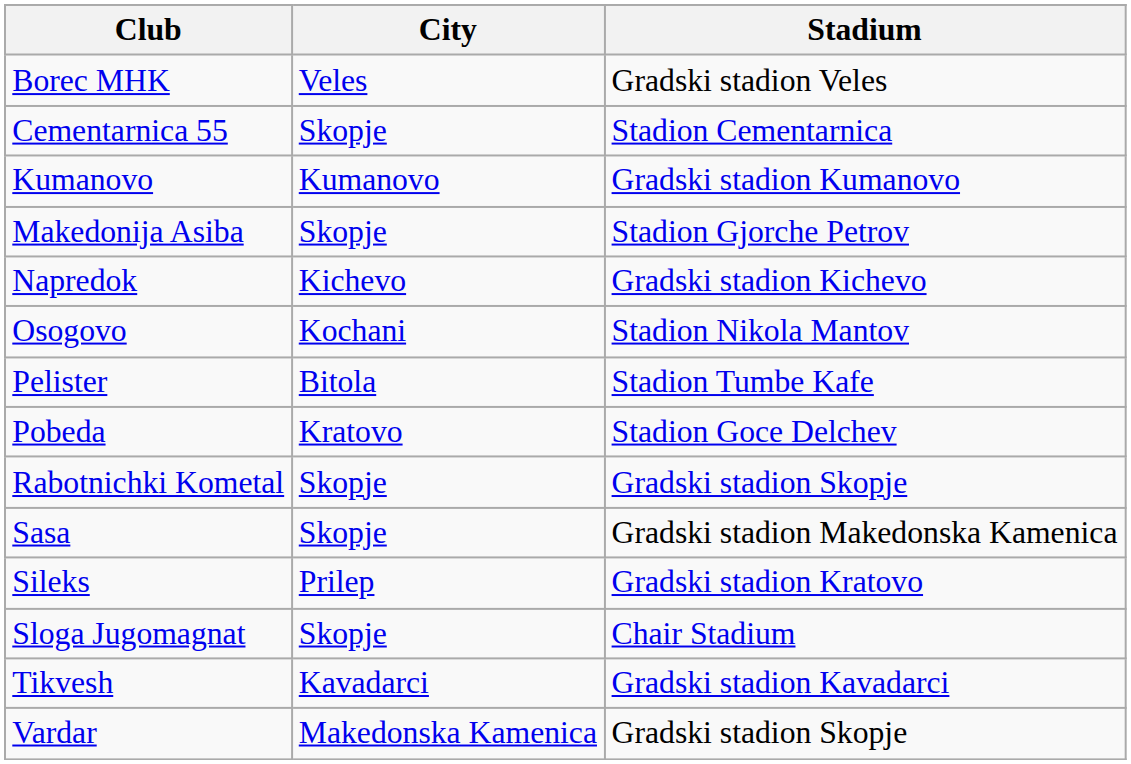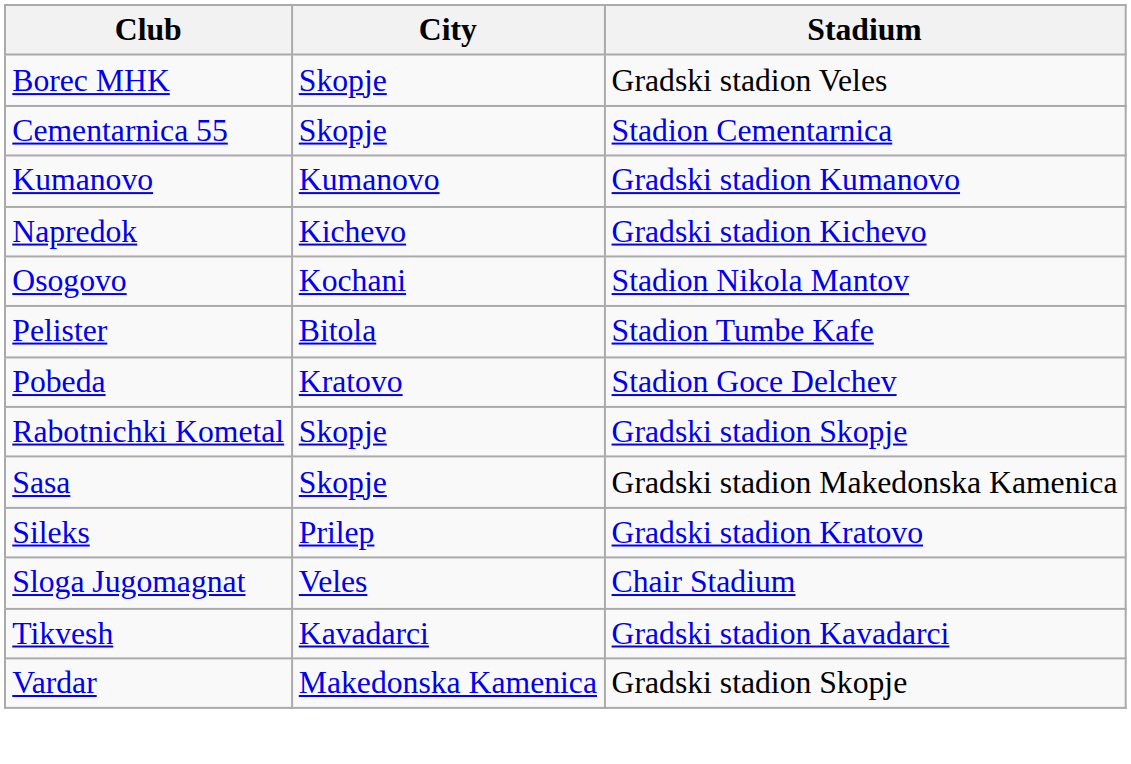(333, 79) Veles -> (343, 79) Skopje
- row: (128, 230)
(343, 632) Skopje -> (333, 582) Veles
